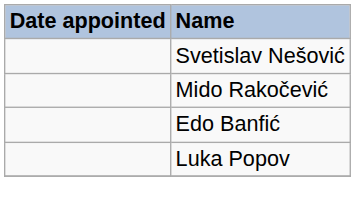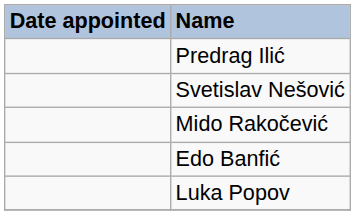+ row: (230, 55)
